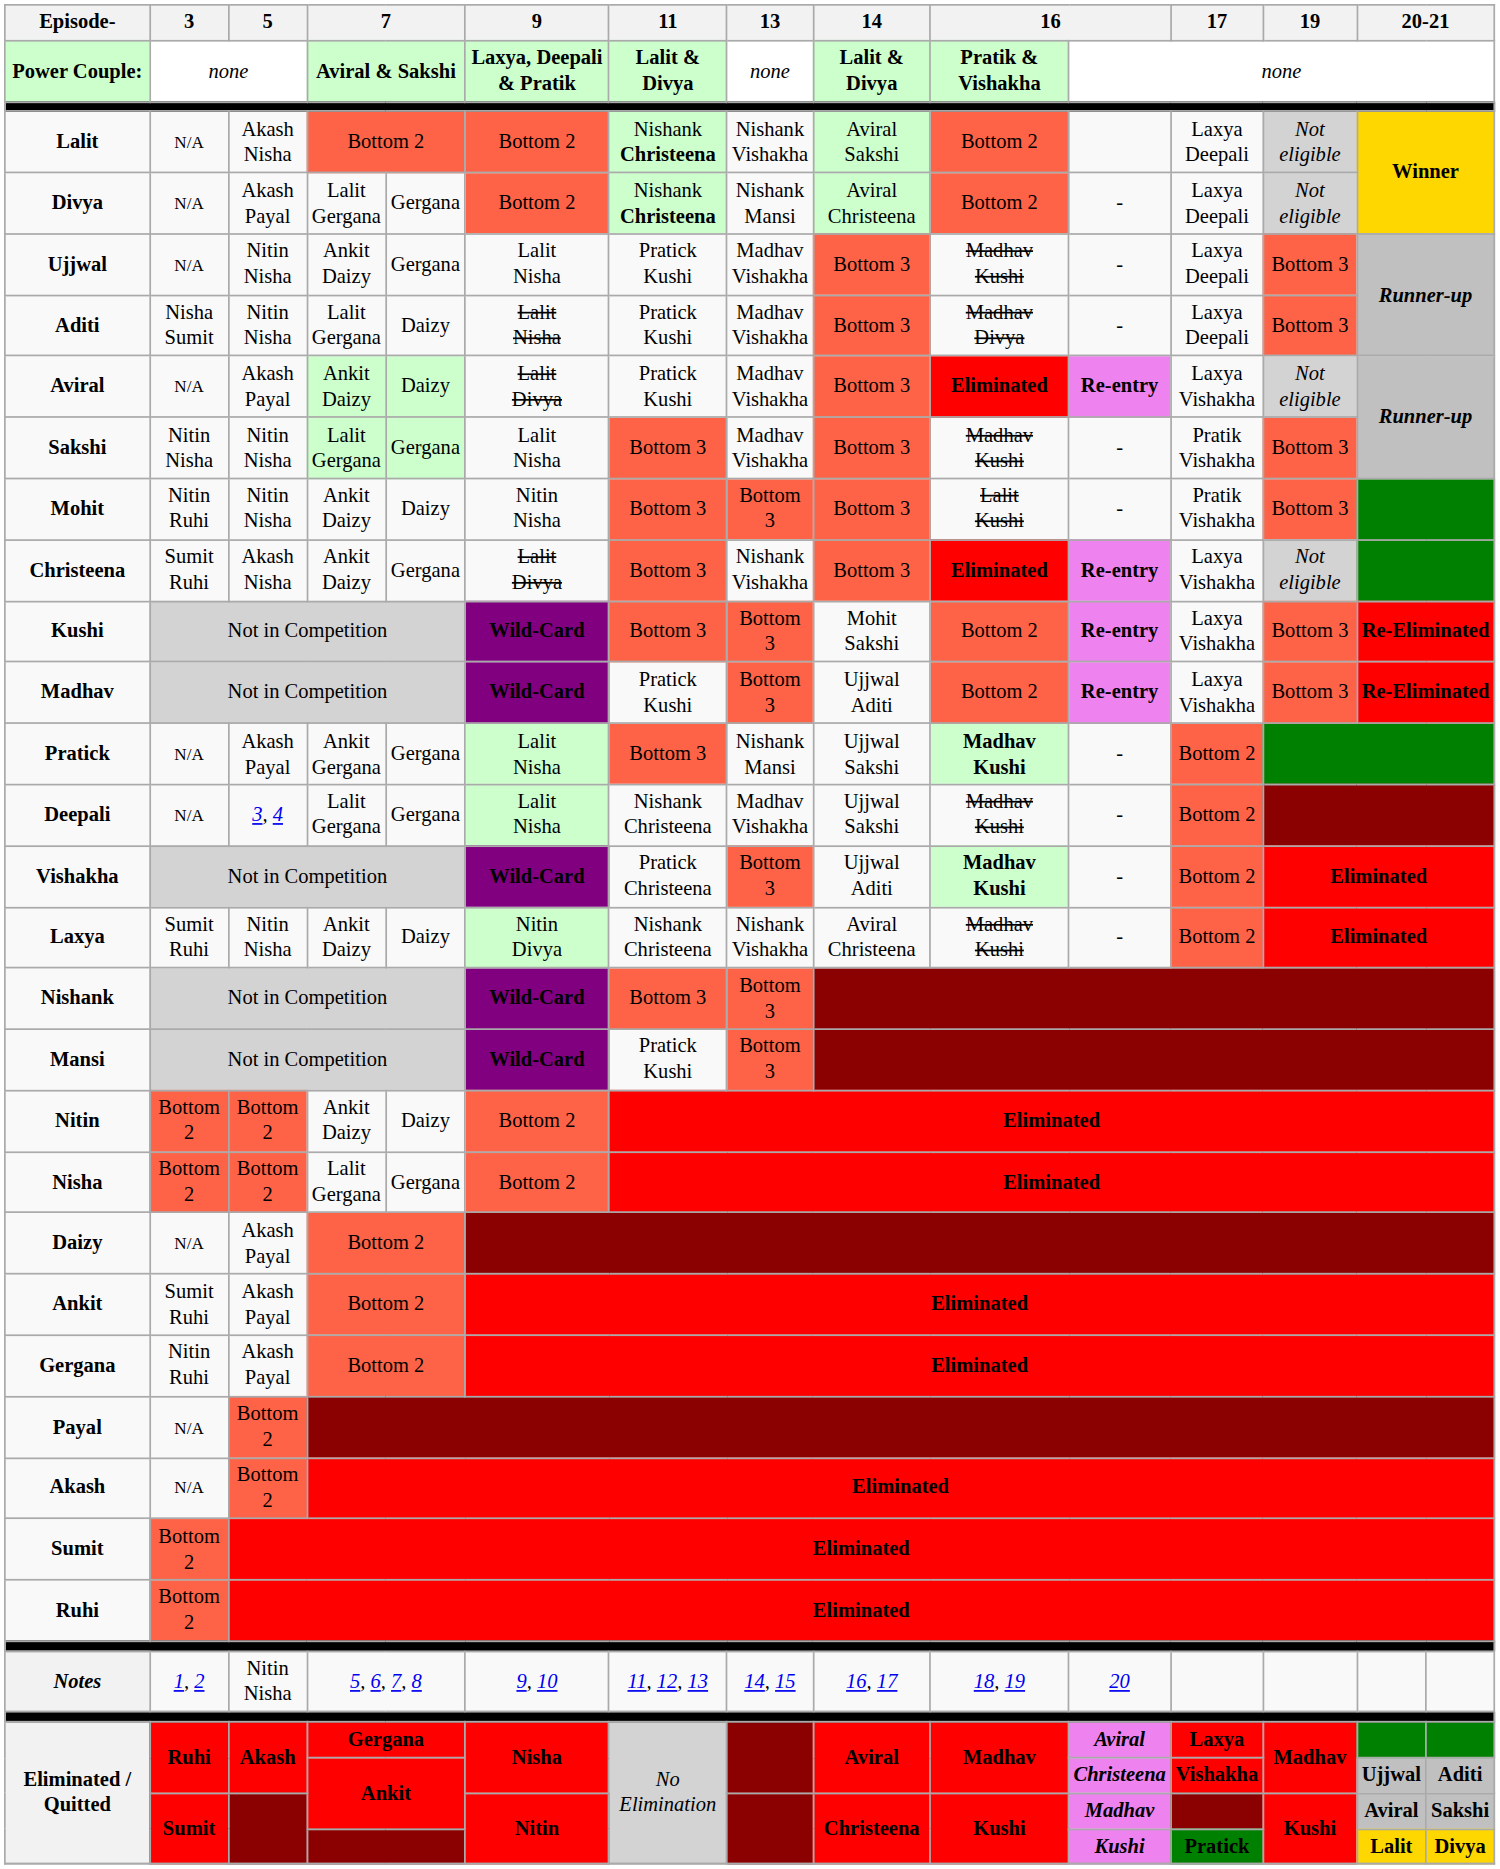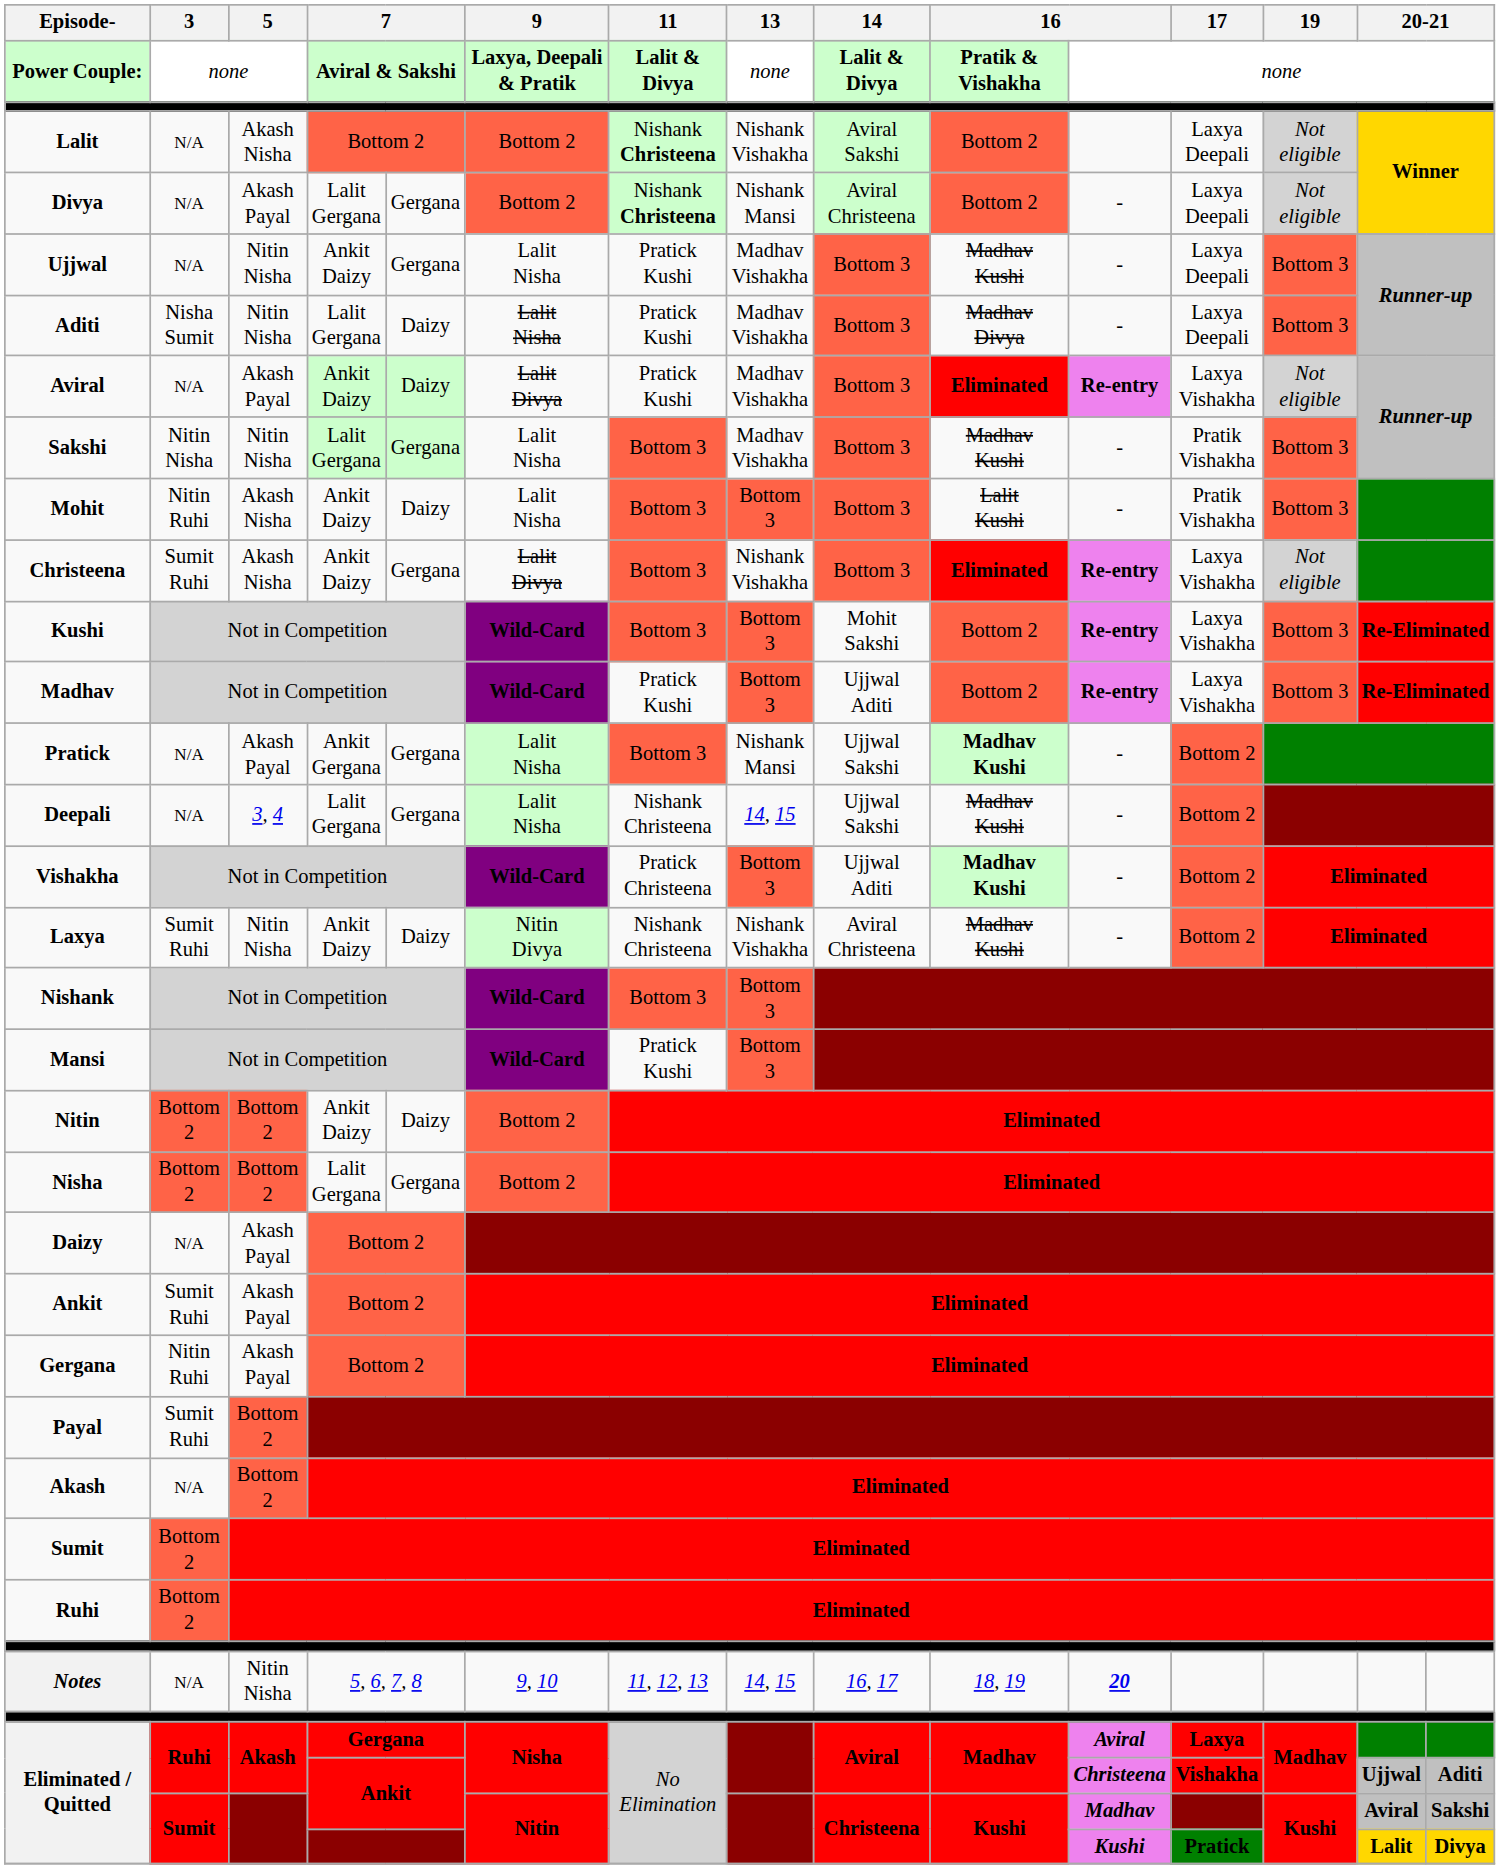(268, 508) Nitin Nisha -> (268, 508) Akash Nisha
(537, 508) Nitin Nisha -> (537, 508) Lalit Nisha
(770, 814) Madhav Vishakha -> (770, 814) 14, 15
(189, 1427) N/A -> (189, 1426) Sumit Ruhi
(189, 1681) 1, 2 -> (189, 1682) N/A
(1120, 1681) normal -> (1120, 1681) bold
